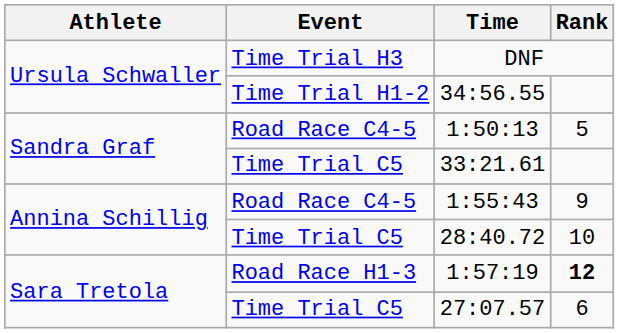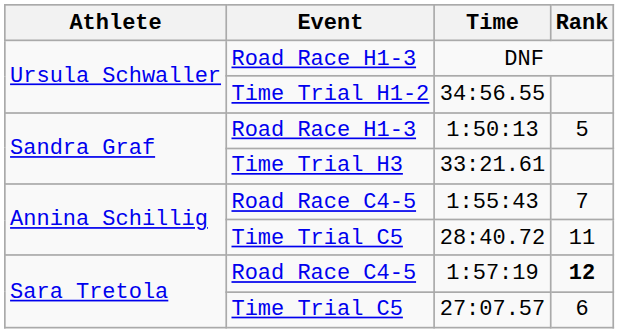(317, 59) Time Trial H3 -> (324, 59) Road Race H1-3
(324, 130) Road Race C4-5 -> (324, 130) Road Race H1-3
(317, 166) Time Trial C5 -> (317, 166) Time Trial H3
(582, 202) 9 -> (582, 202) 7
(582, 238) 10 -> (582, 238) 11
(324, 273) Road Race H1-3 -> (324, 273) Road Race C4-5
